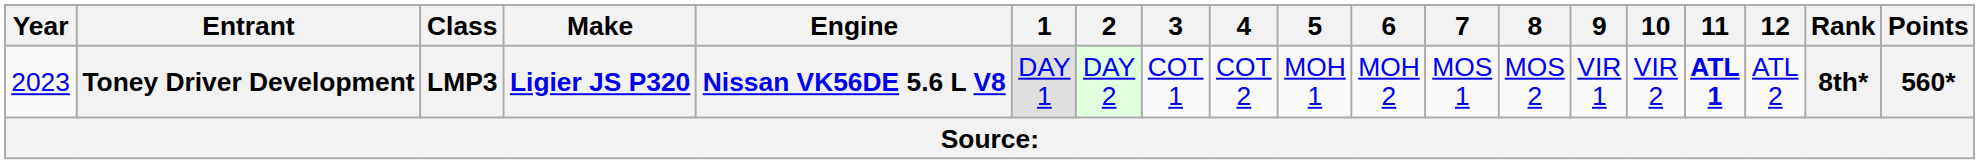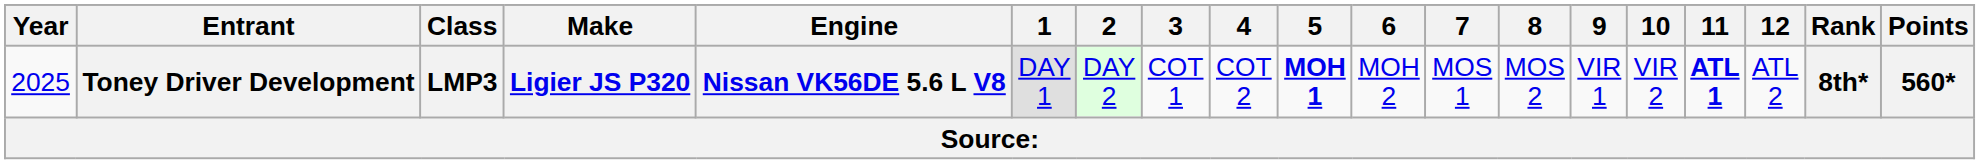(41, 81) 2023 -> (41, 81) 2025
(1315, 81) normal -> (1315, 81) bold
